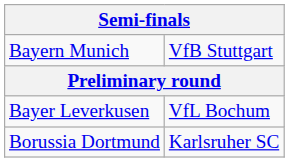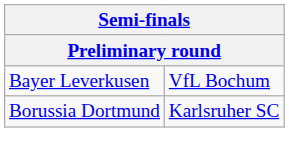- row: (69, 50)
